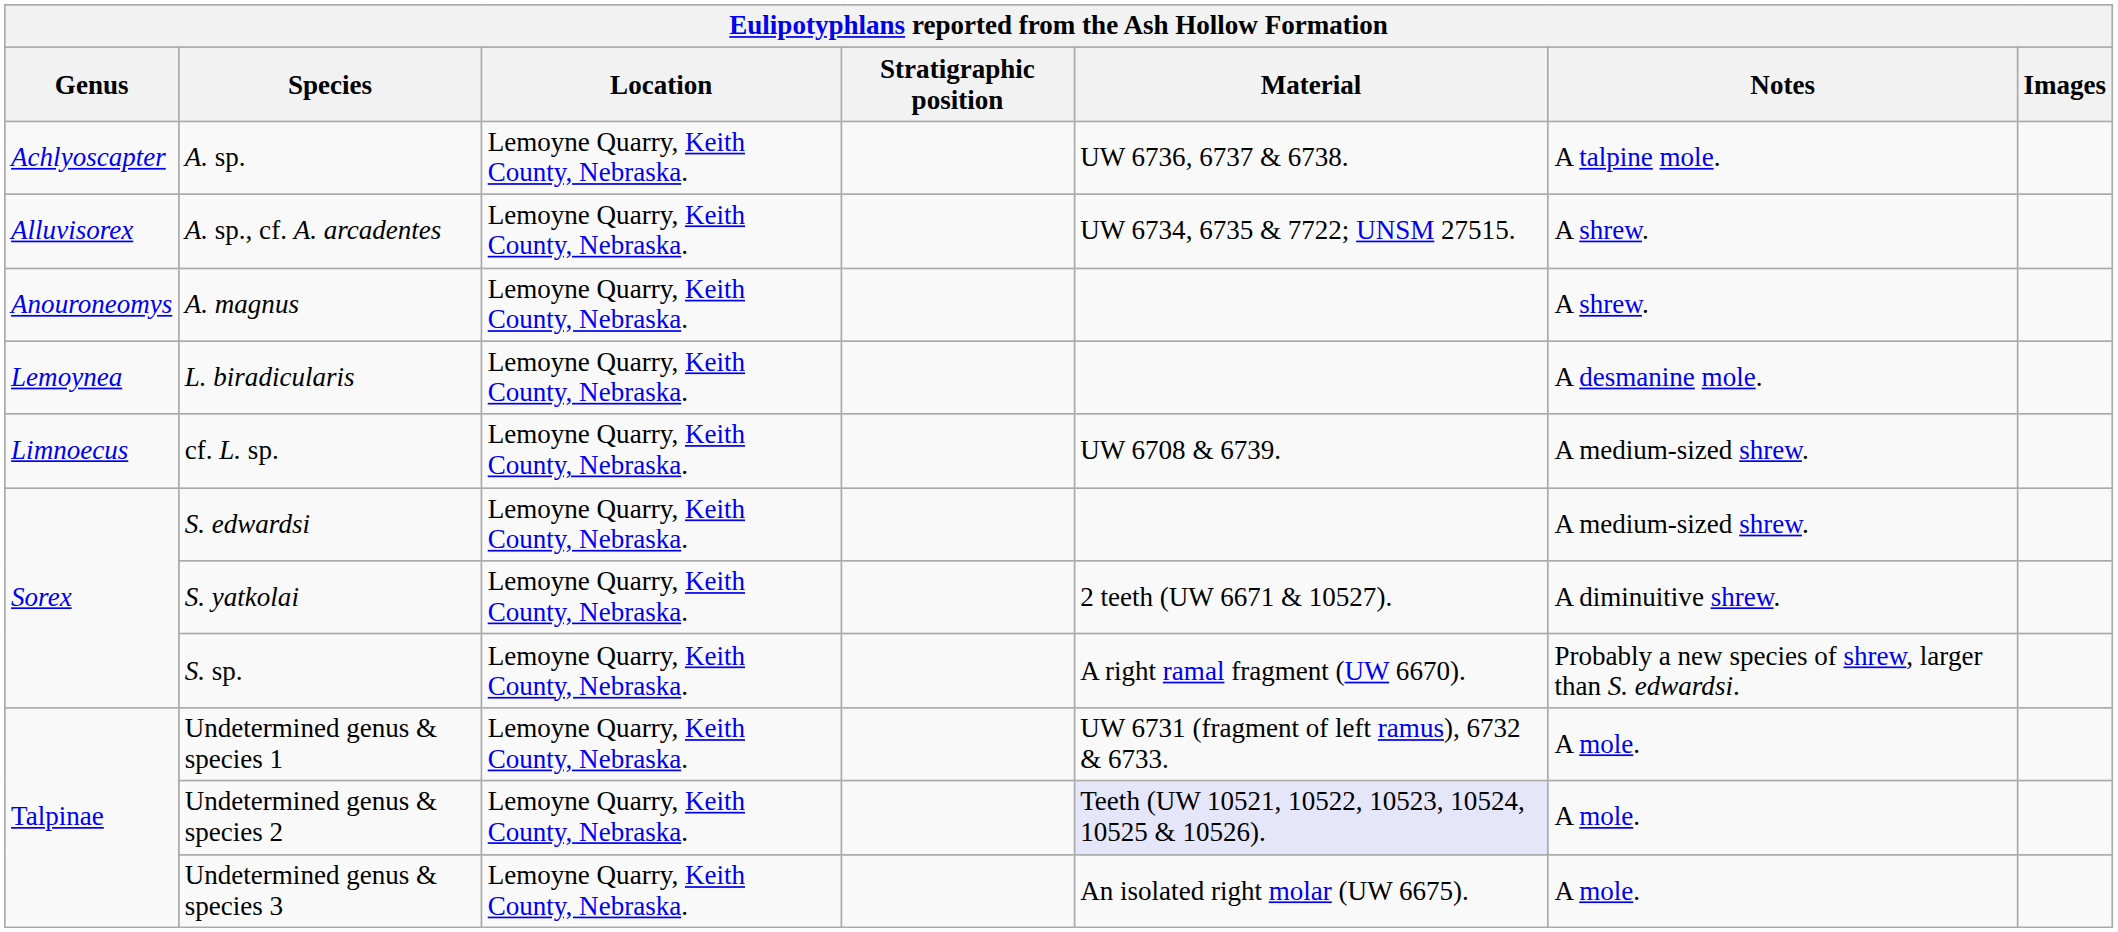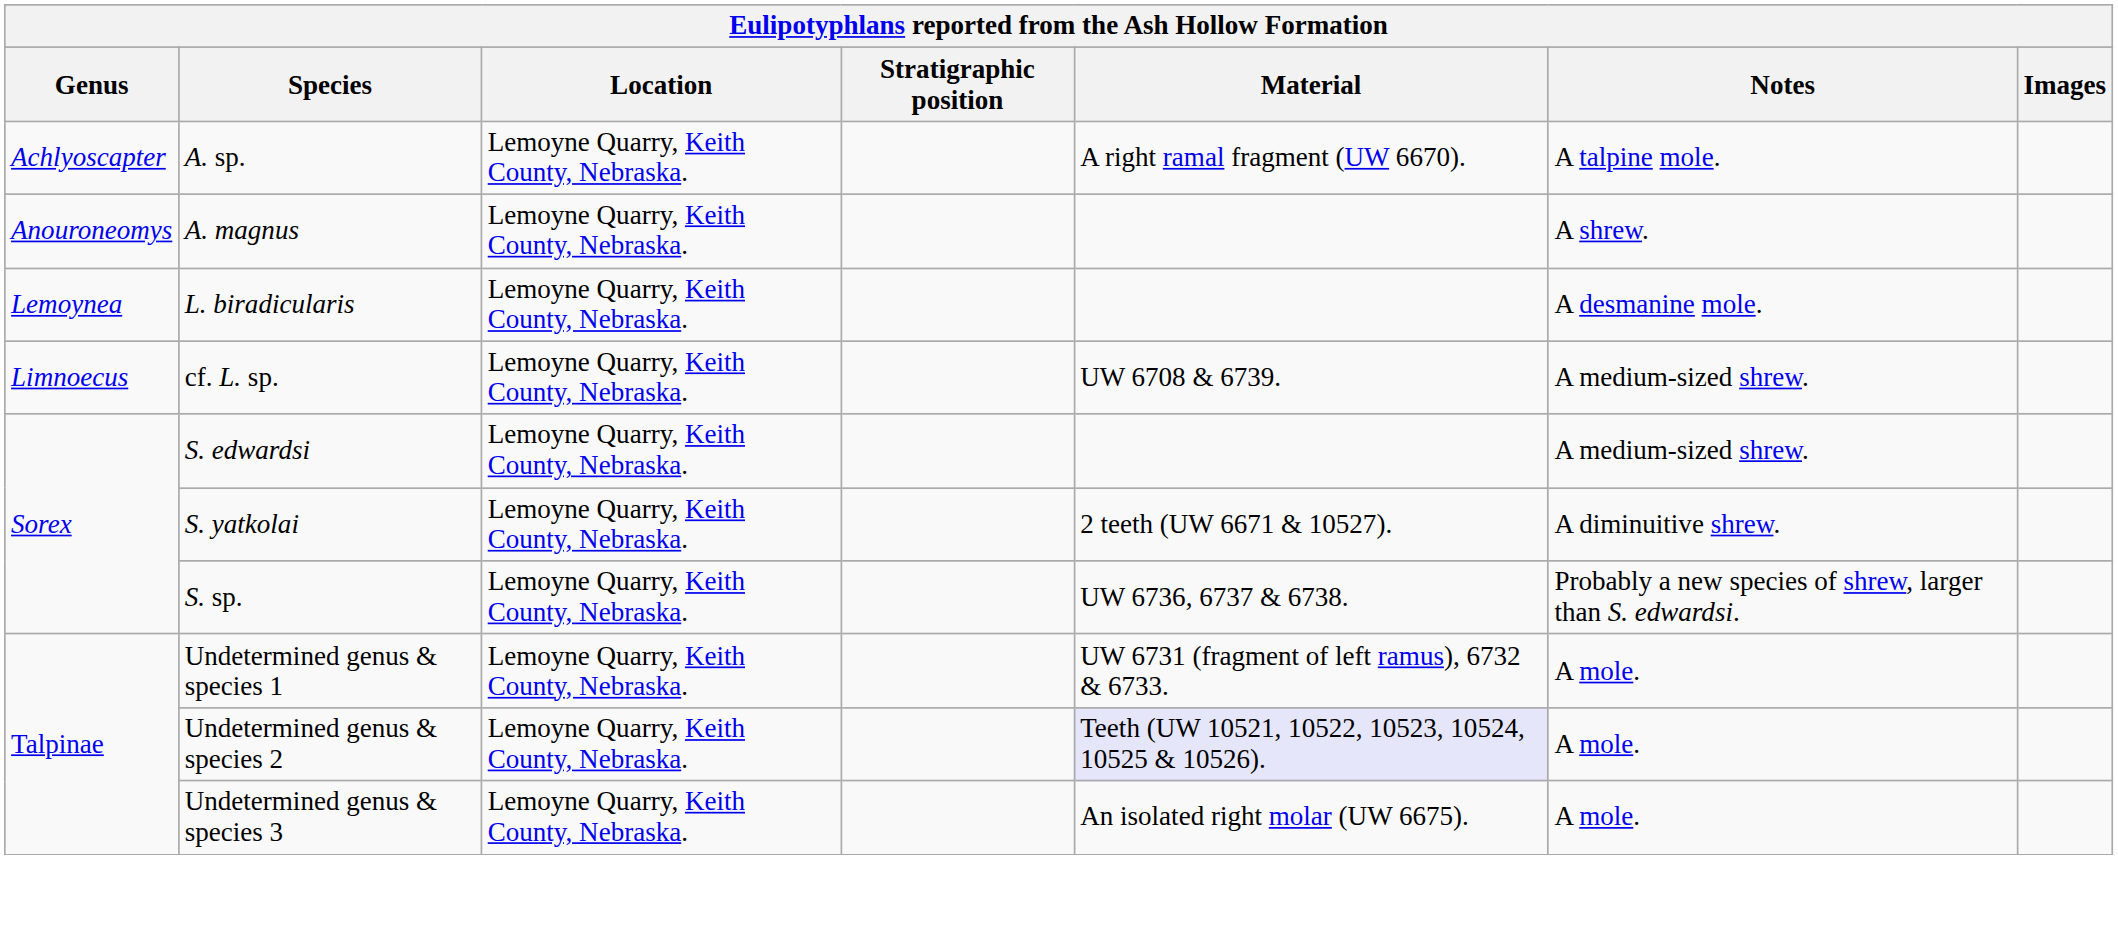(1214, 157) UW 6736, 6737 & 6738. -> (1273, 157) A right ramal fragment (UW 6670).
- row: (313, 230)
(1273, 670) A right ramal fragment (UW 6670). -> (1214, 597) UW 6736, 6737 & 6738.
